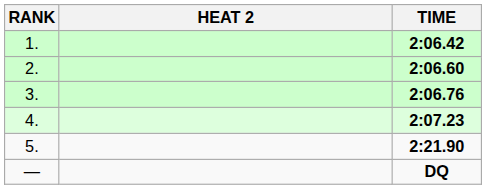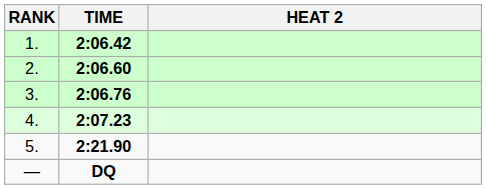columns swapped: (226, 18) <-> (437, 18)
